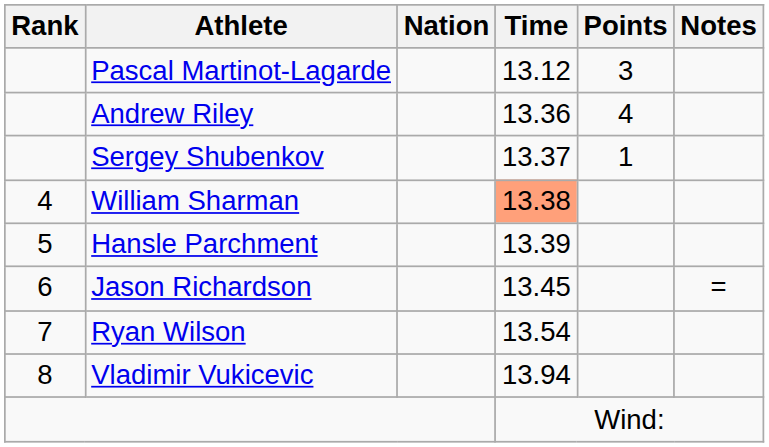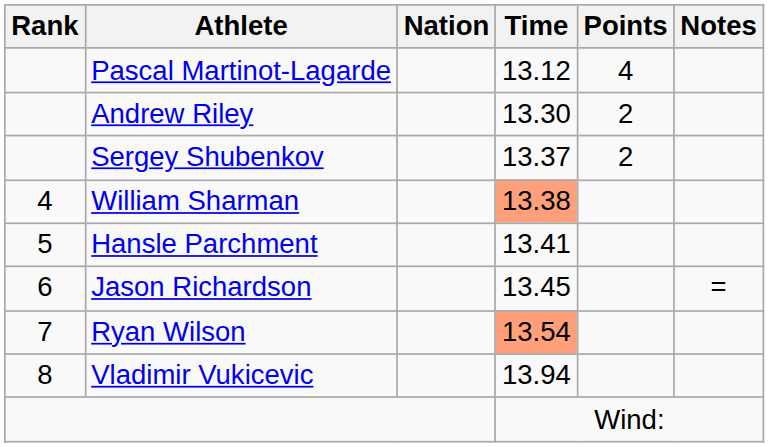(626, 69) 3 -> (626, 69) 4
(536, 113) 13.36 -> (536, 113) 13.30
(626, 113) 4 -> (626, 113) 2
(626, 157) 1 -> (626, 157) 2
(536, 244) 13.39 -> (536, 244) 13.41
(536, 331) no background -> (536, 331) lightsalmon background
